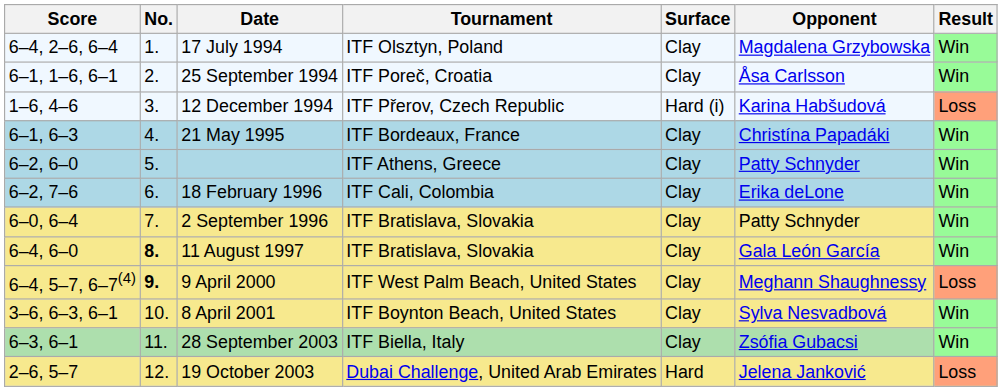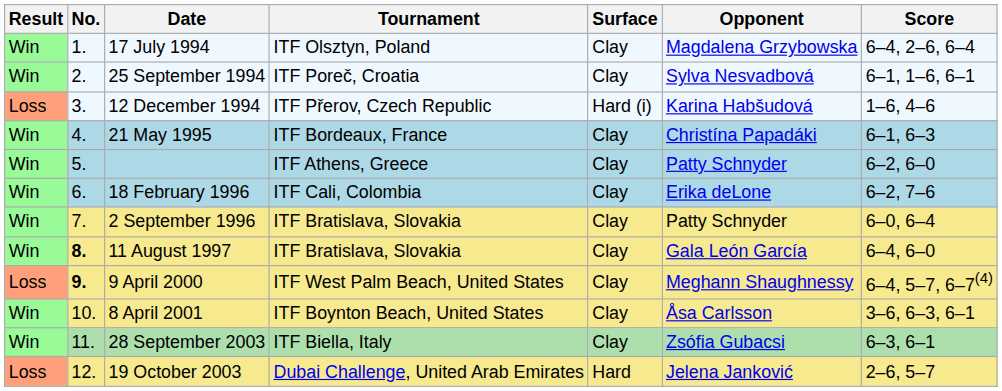columns swapped: (966, 18) <-> (72, 18)
(792, 76) Åsa Carlsson -> (740, 76) Sylva Nesvadbová
(813, 312) Sylva Nesvadbová -> (719, 312) Åsa Carlsson
